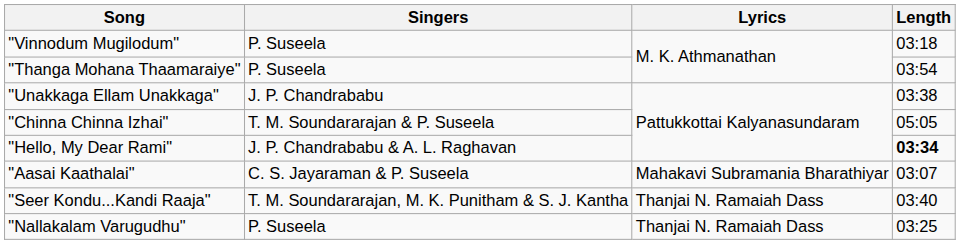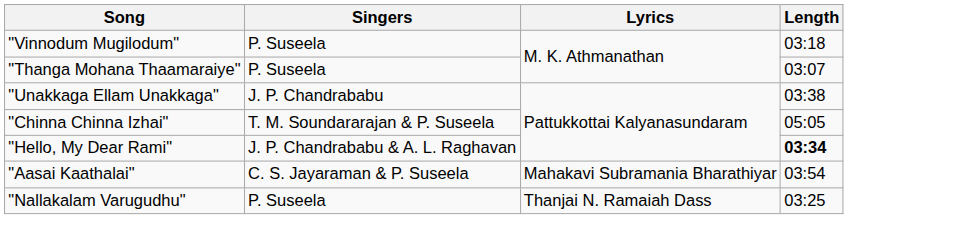(917, 69) 03:54 -> (805, 69) 03:07
(917, 174) 03:07 -> (805, 174) 03:54
- row: (109, 200)
